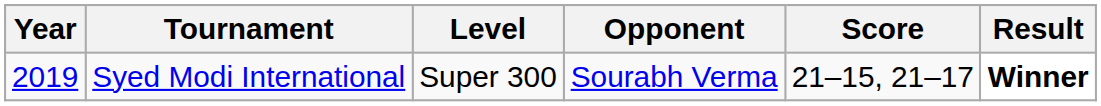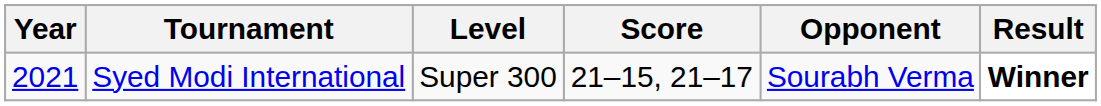columns swapped: (674, 29) <-> (883, 29)
(45, 76) 2019 -> (45, 76) 2021
